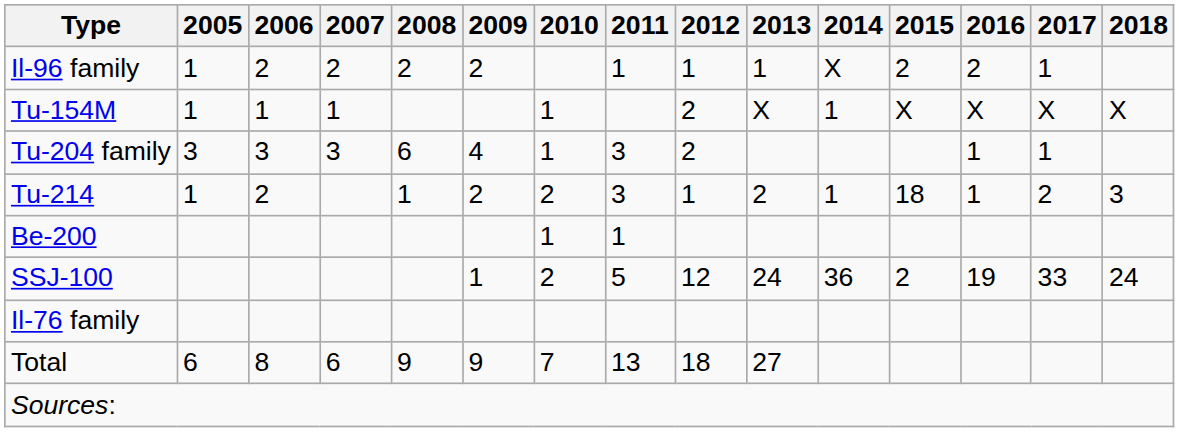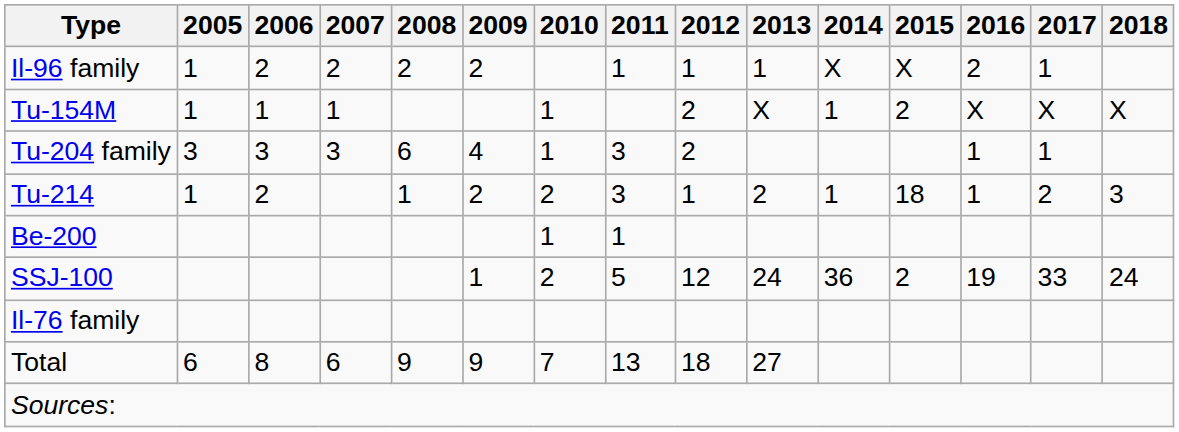(902, 67) 2 -> (904, 67) X
(904, 109) X -> (902, 109) 2
